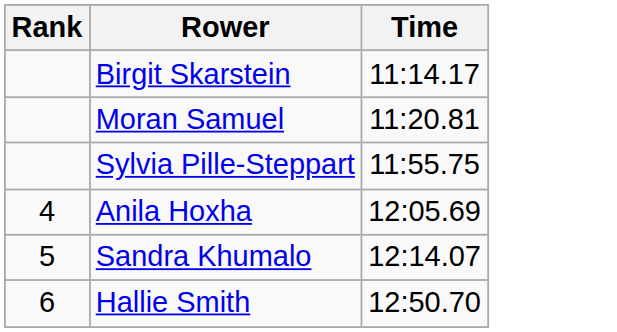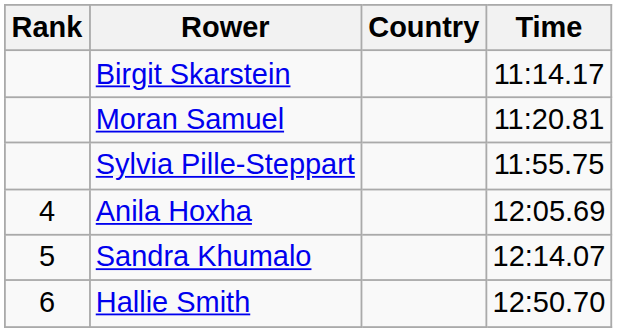+ column: (424, 27)
